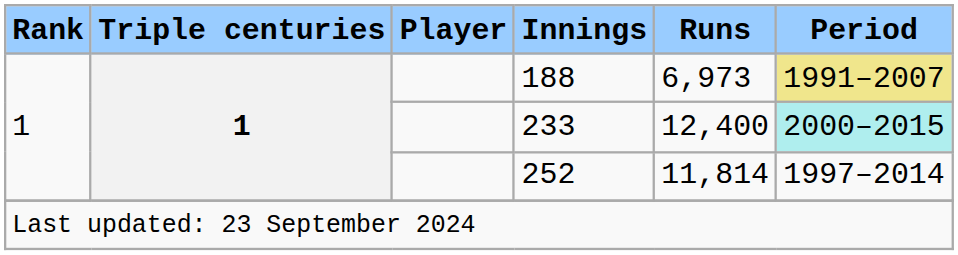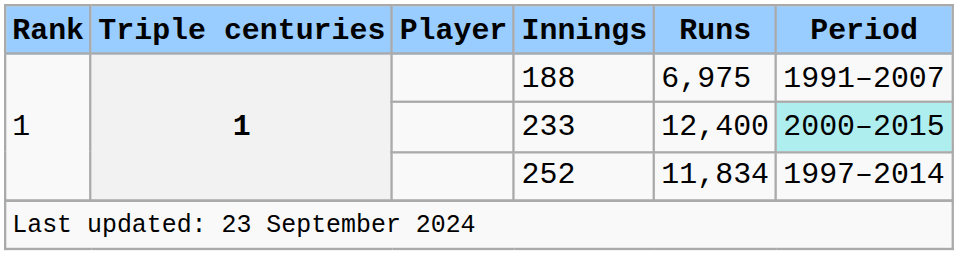(706, 78) 6,973 -> (706, 78) 6,975
(864, 78) khaki background -> (864, 78) no background
(715, 176) 11,814 -> (715, 176) 11,834
